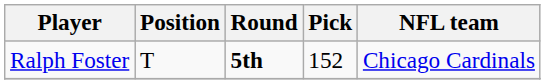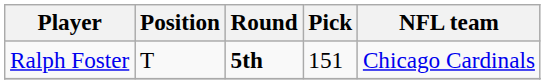(326, 59) 152 -> (326, 59) 151
